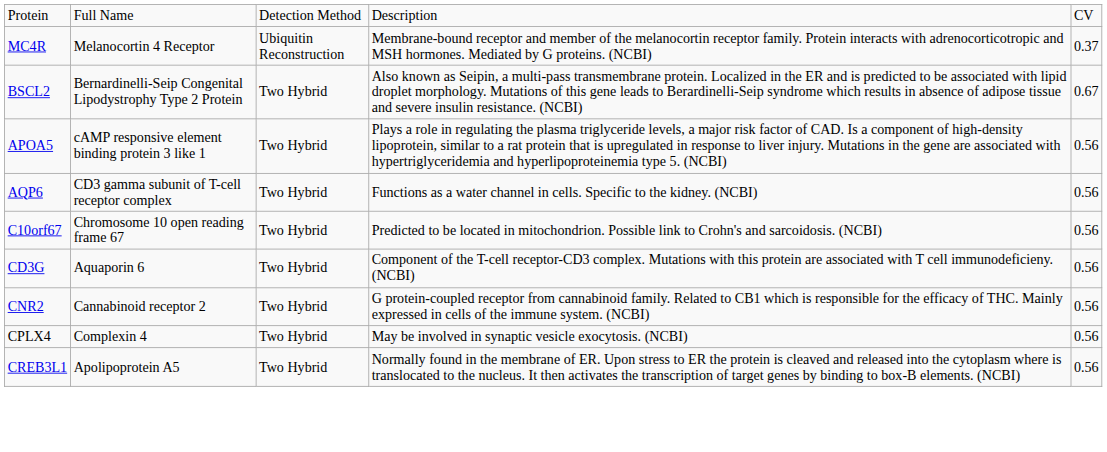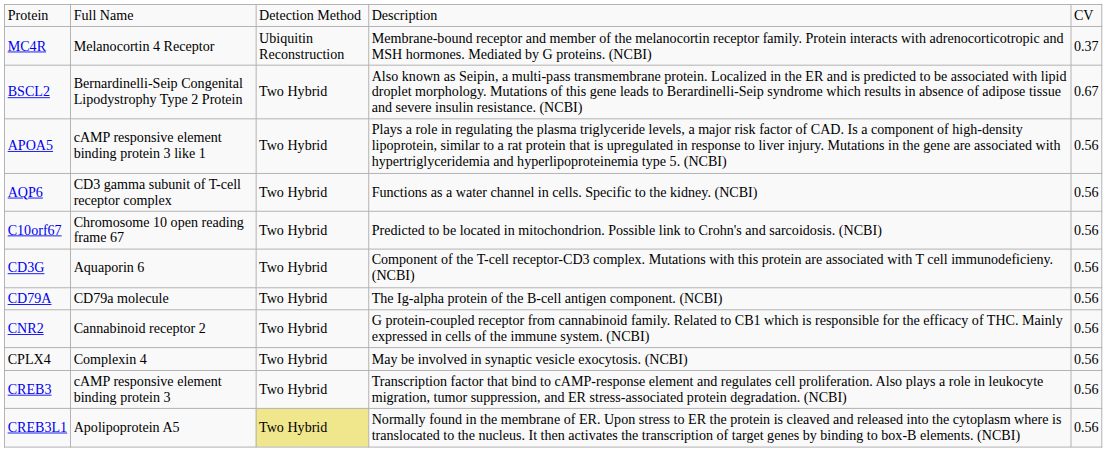+ row: (30, 298)
+ row: (30, 389)
(293, 367) no background -> (293, 427) khaki background
